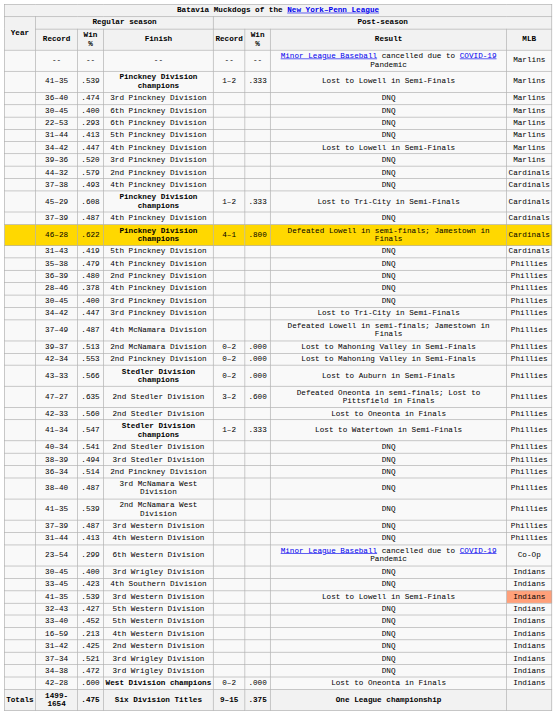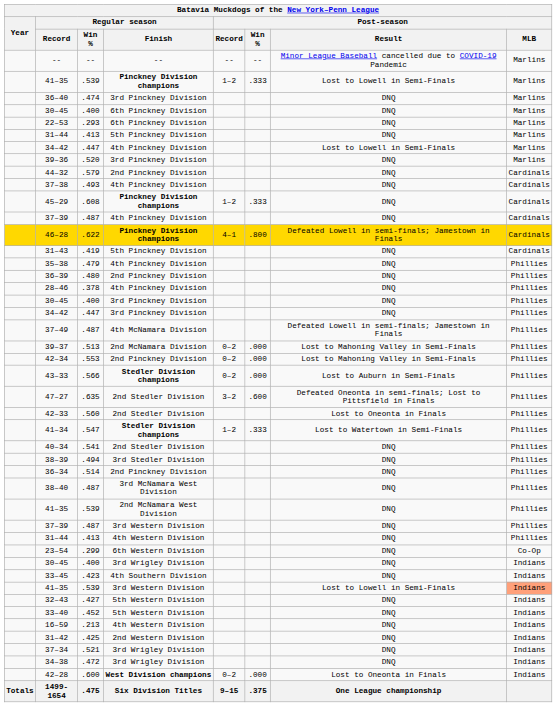(389, 202) Lost to Tri-City in Semi-Finals -> (389, 202) DNQ
(389, 314) Lost to Tri-City in Semi-Finals -> (389, 314) DNQ
(389, 556) Minor League Baseball cancelled due to COVID-19 Pandemic -> (389, 551) DNQ
